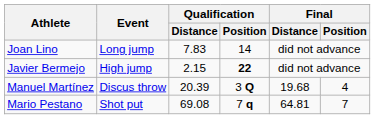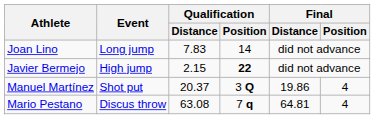(133, 87) Discus throw -> (121, 87) Shot put
(195, 87) 20.39 -> (195, 87) 20.37
(295, 87) 19.68 -> (295, 87) 19.86
(121, 105) Shot put -> (133, 105) Discus throw
(195, 105) 69.08 -> (195, 105) 63.08
(345, 105) 7 -> (345, 105) 4
